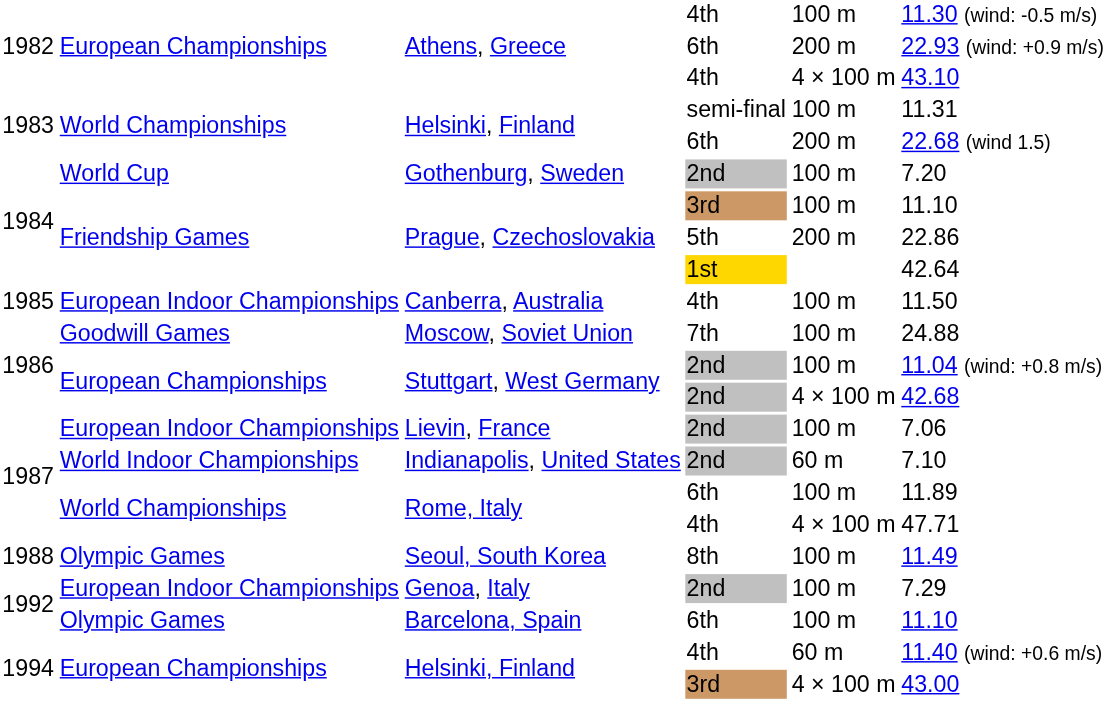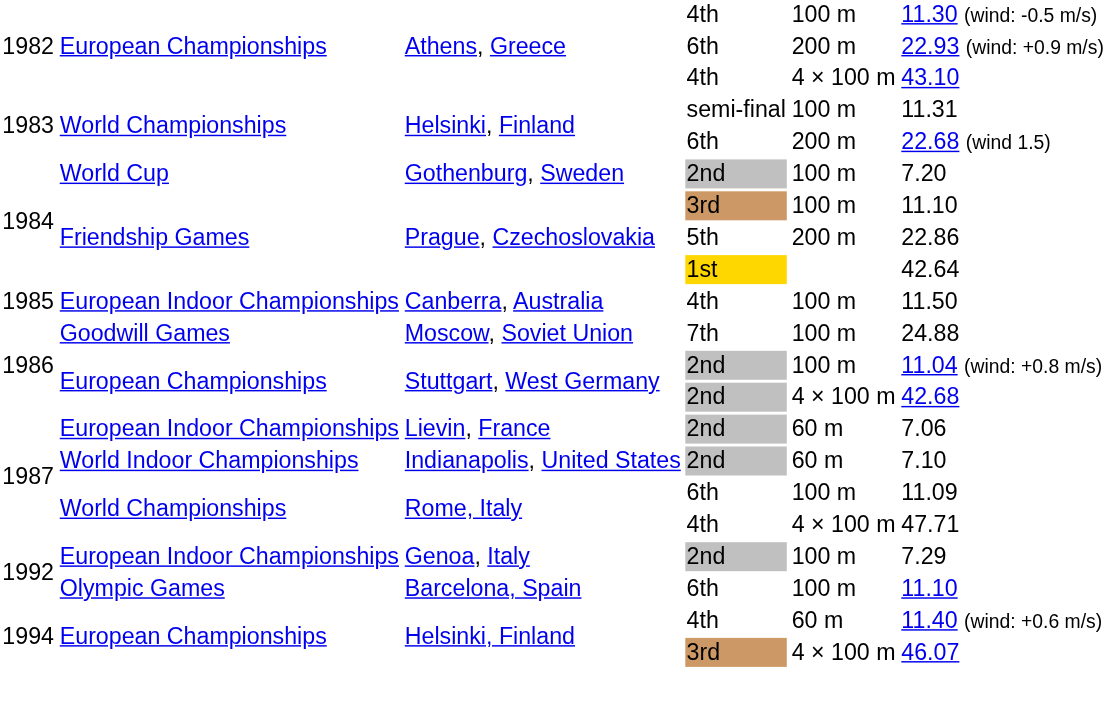(824, 428) 100 m -> (817, 428) 60 m
(929, 492) 11.89 -> (929, 492) 11.09
- row: (505, 556)
(930, 684) 43.00 -> (930, 652) 46.07
